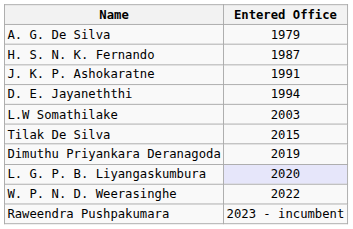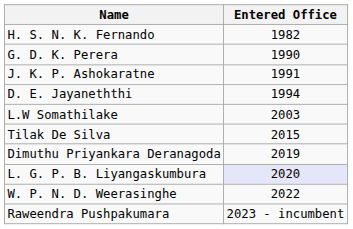- row: (59, 35)
(285, 54) 1987 -> (285, 35) 1982
+ row: (63, 54)
